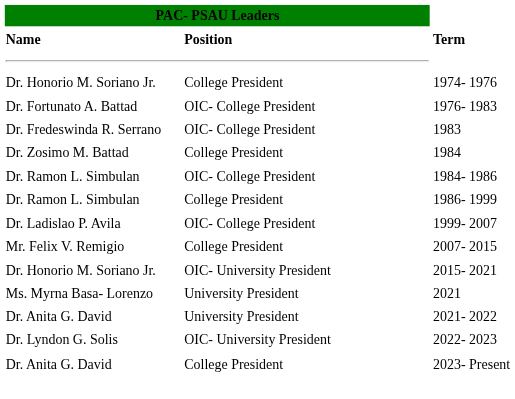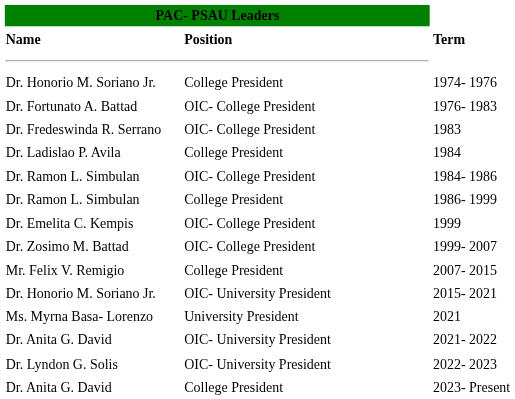(67, 153) Dr. Zosimo M. Battad -> (63, 153) Dr. Ladislao P. Avila
+ row: (447, 223)
(63, 223) Dr. Ladislao P. Avila -> (67, 246) Dr. Zosimo M. Battad
(241, 317) University President -> (258, 340) OIC- University President
